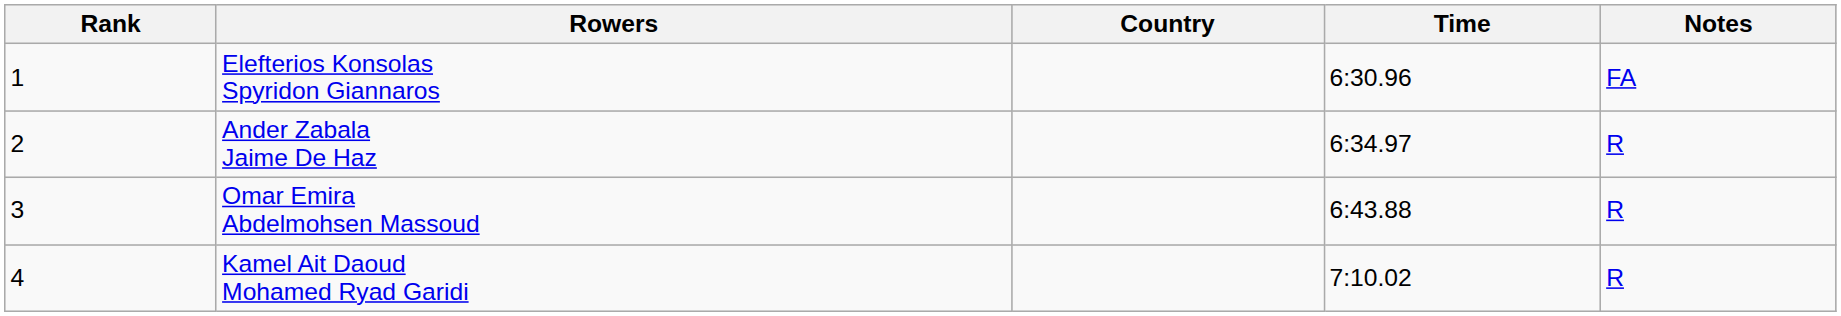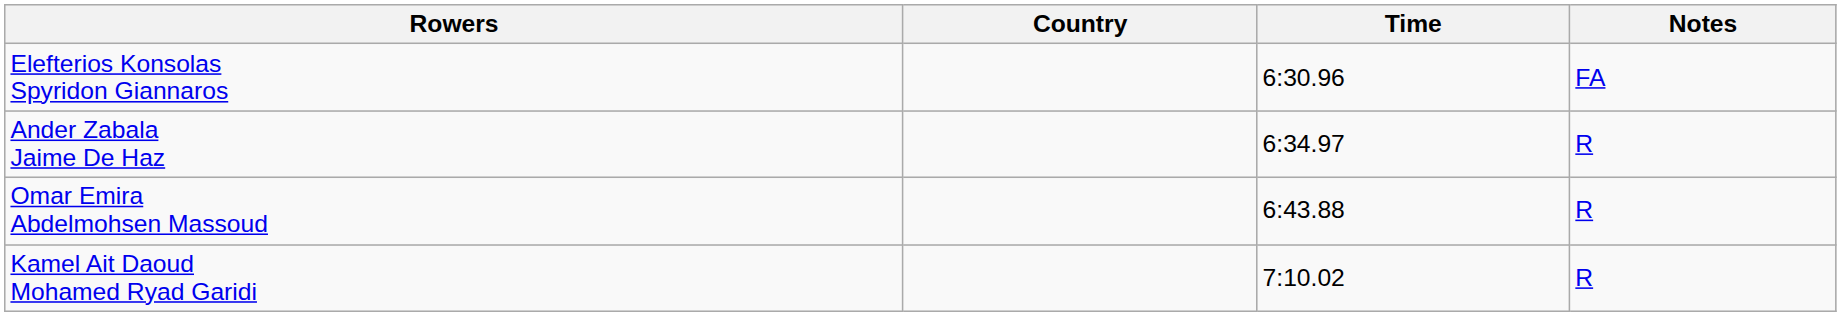- column: (111, 24)
